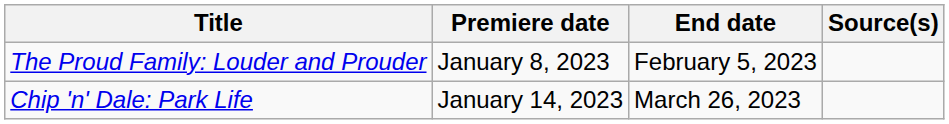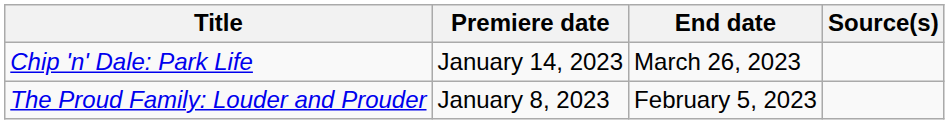rows swapped: (218, 61) <-> (132, 99)
